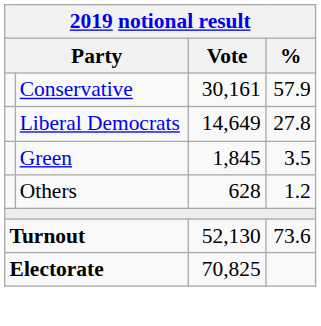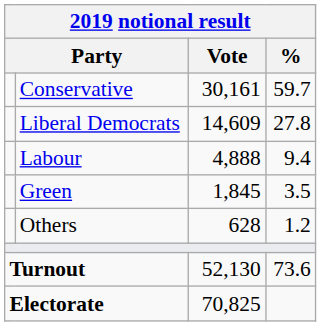(292, 89) 57.9 -> (292, 89) 59.7
(231, 123) 14,649 -> (231, 123) 14,609
+ row: (51, 157)
